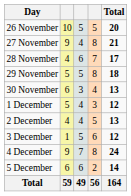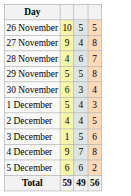- column: (114, 12)
